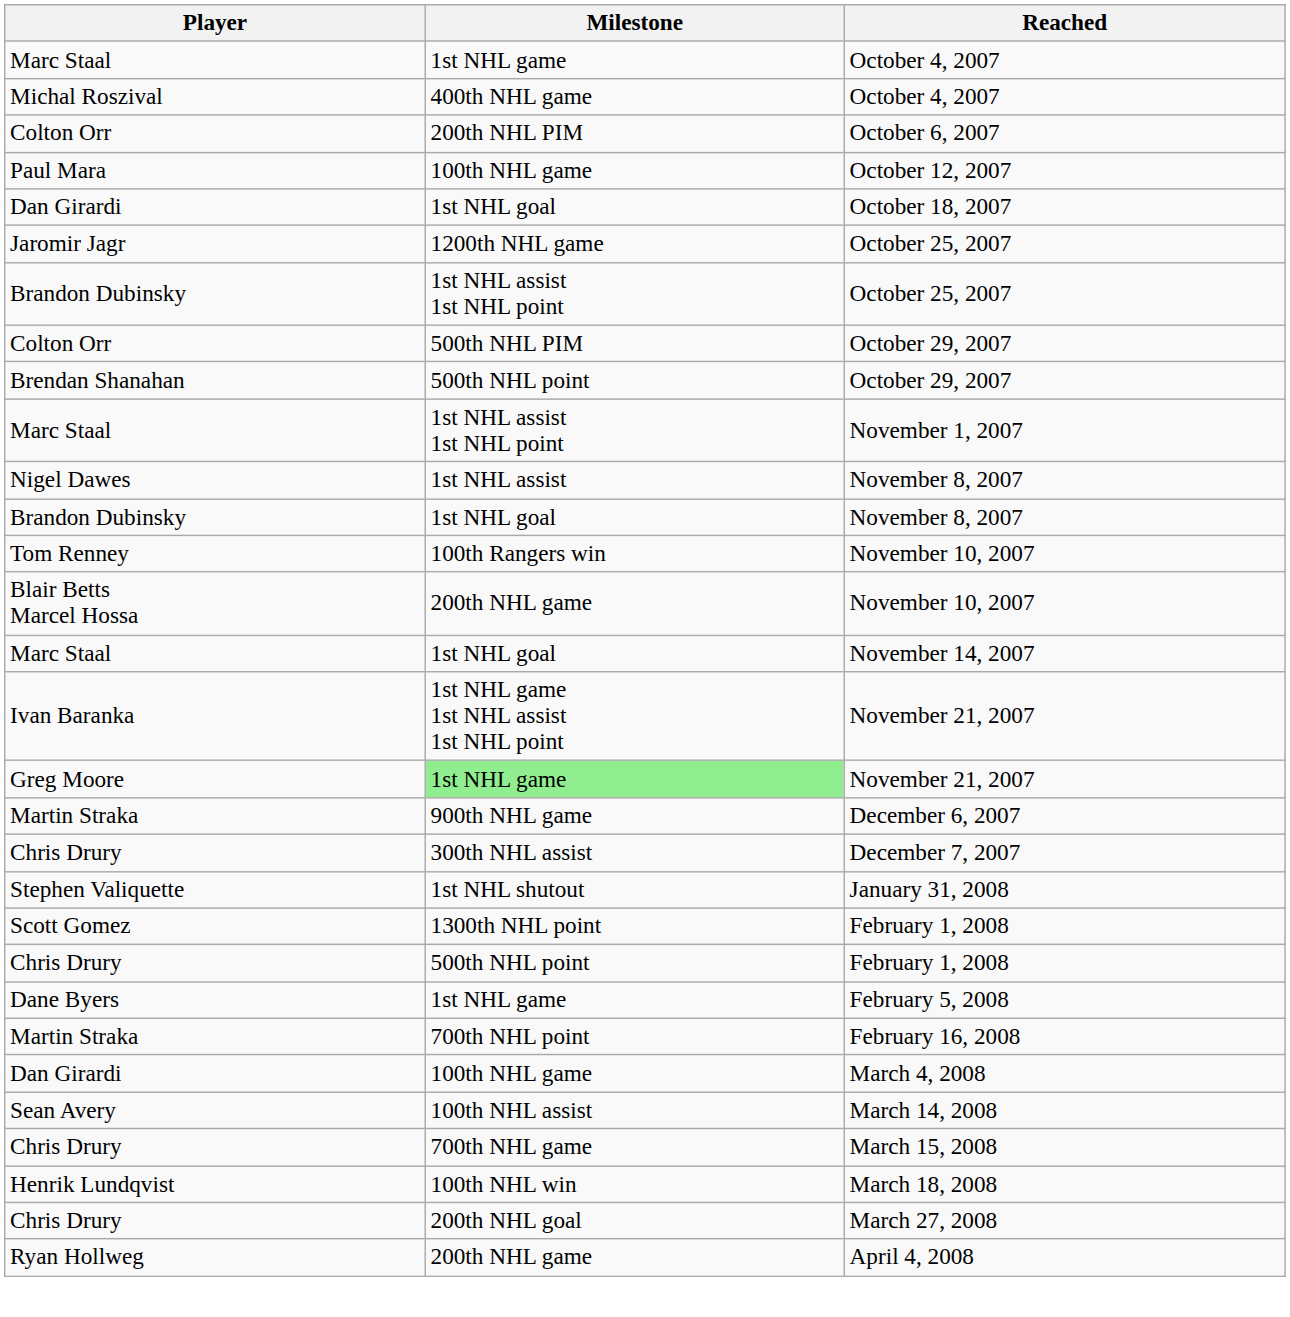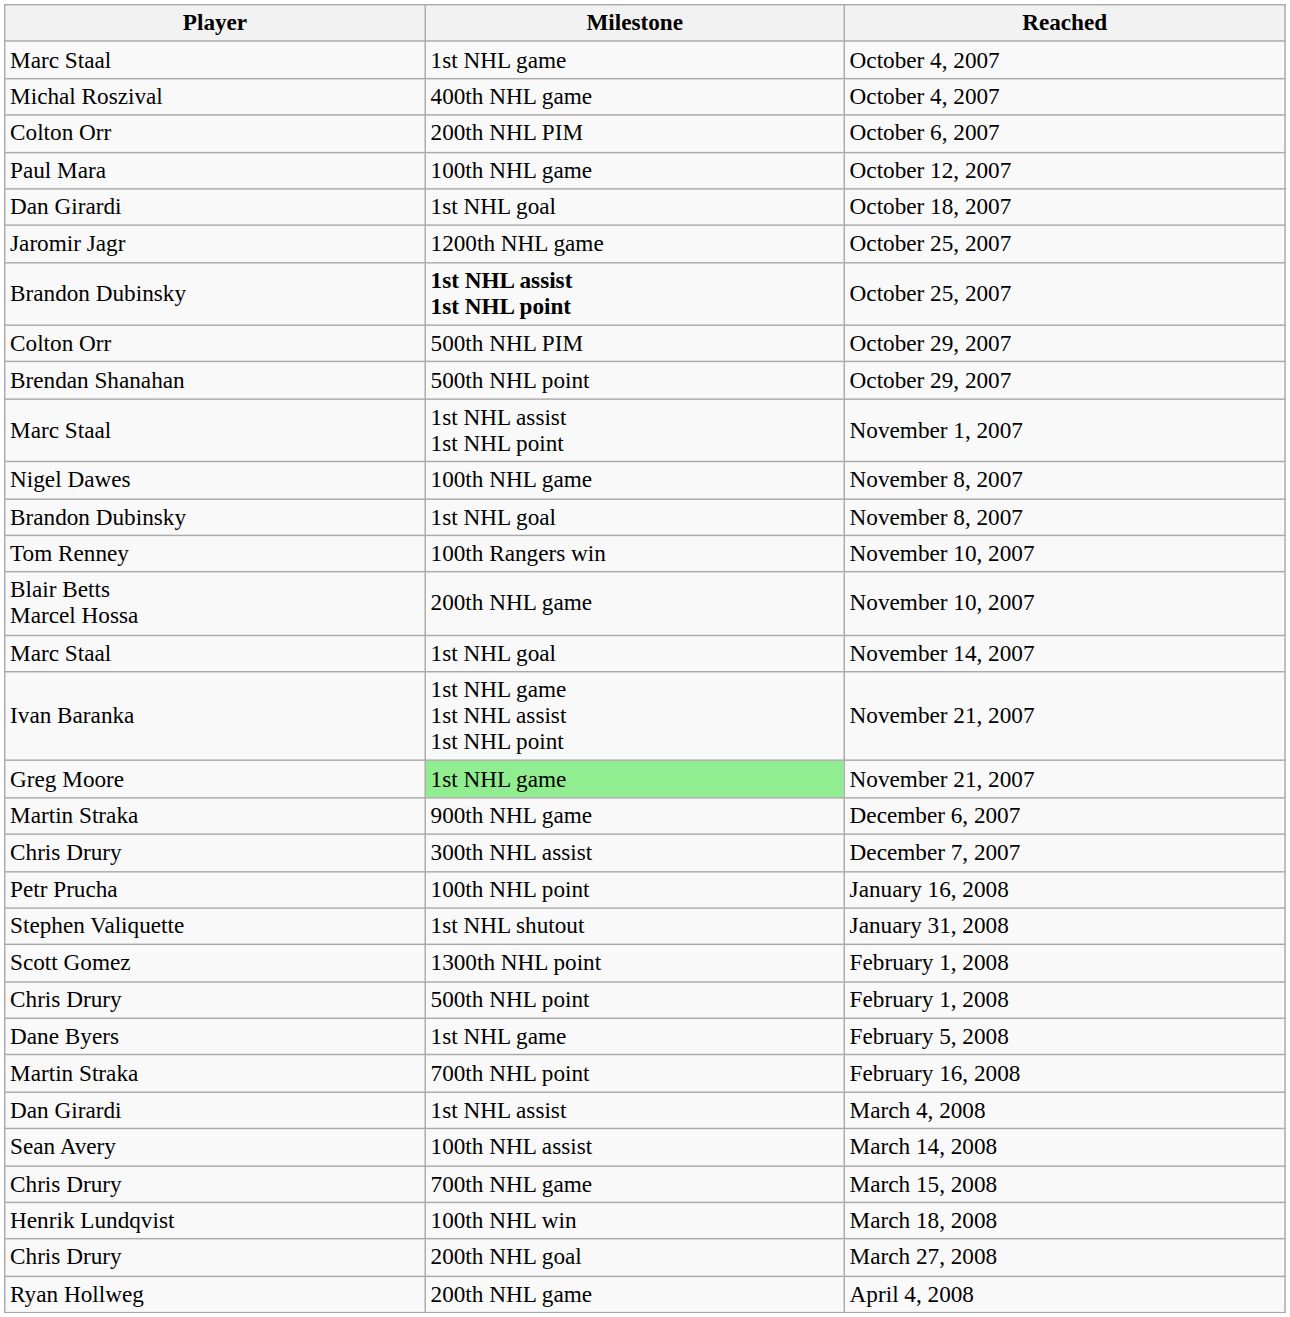(498, 293) normal -> (501, 293) bold
(498, 479) 1st NHL assist -> (511, 479) 100th NHL game
+ row: (64, 889)
(511, 1073) 100th NHL game -> (498, 1110) 1st NHL assist
